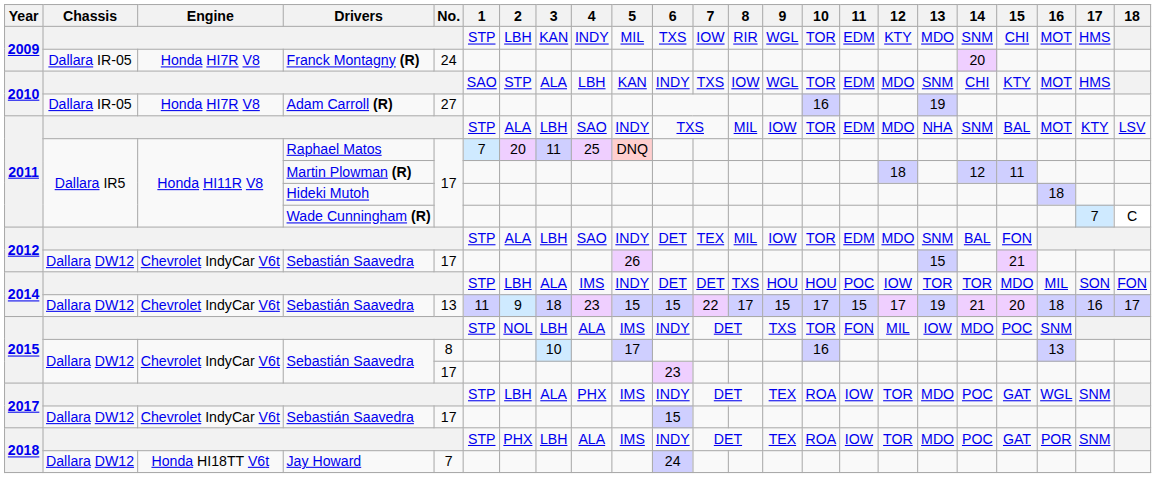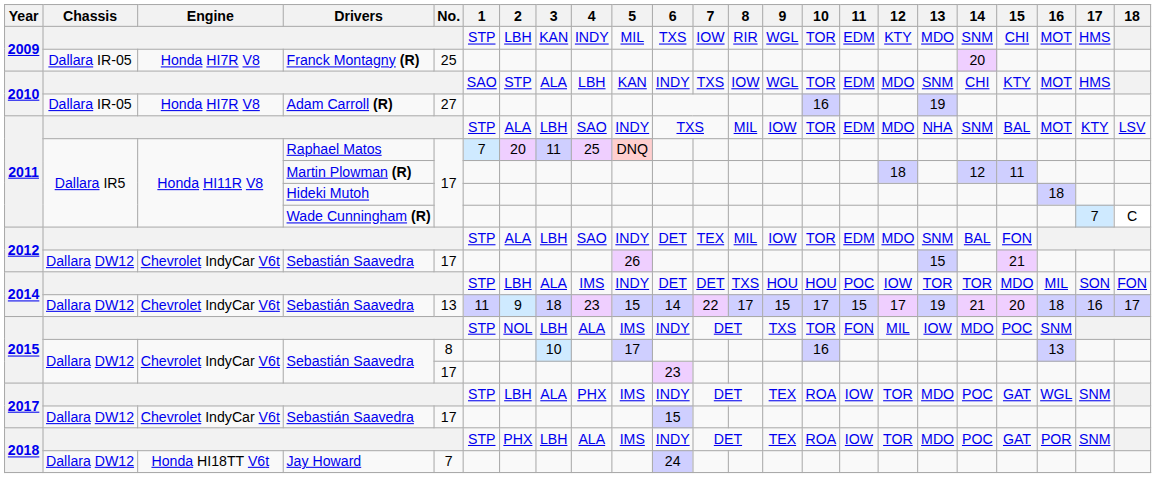(449, 60) 24 -> (449, 60) 25
(673, 305) 15 -> (673, 305) 14
